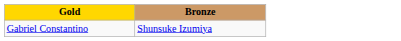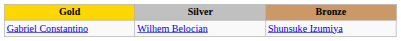+ column: (200, 12)
